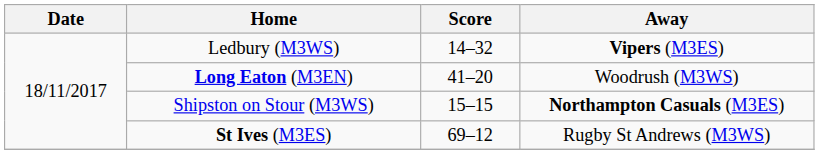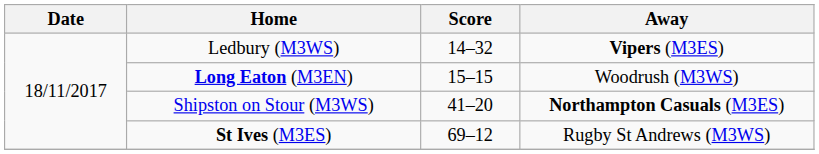(470, 76) 41–20 -> (470, 76) 15–15
(470, 105) 15–15 -> (470, 105) 41–20
